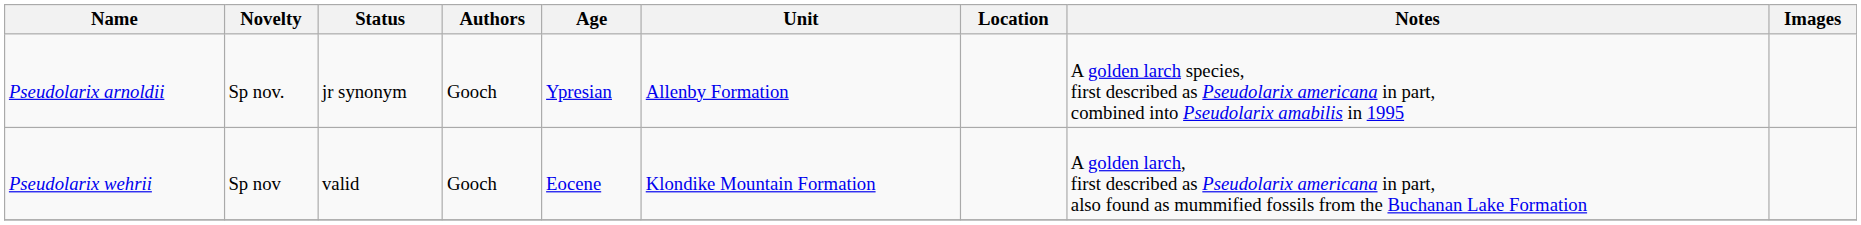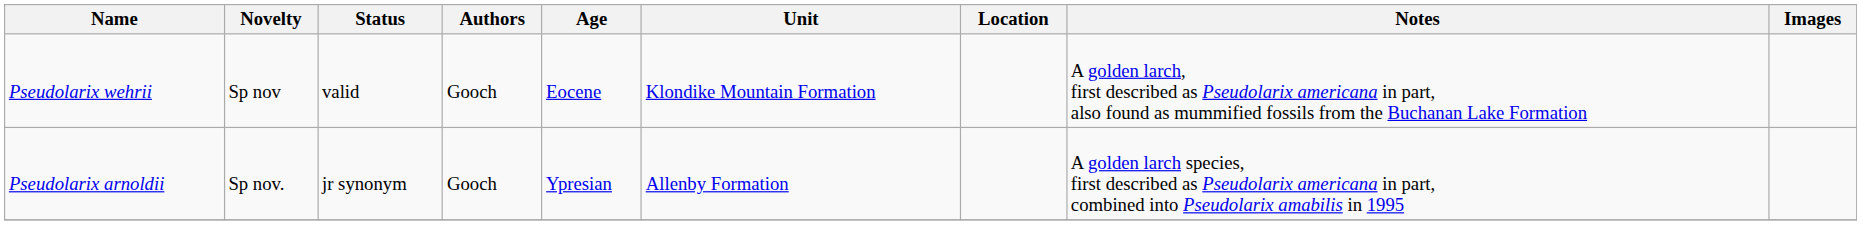rows swapped: (87, 91) <-> (80, 184)
